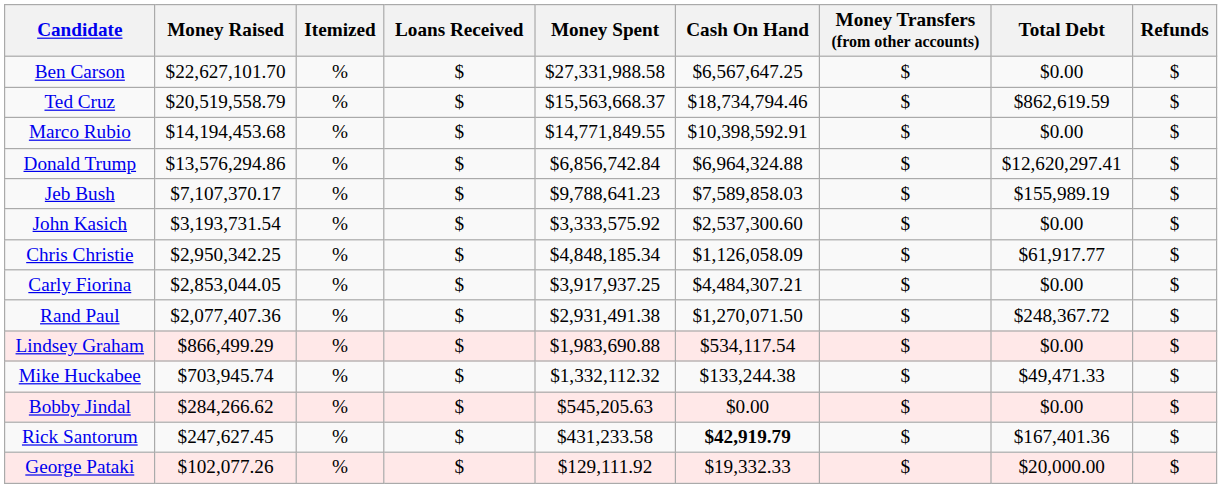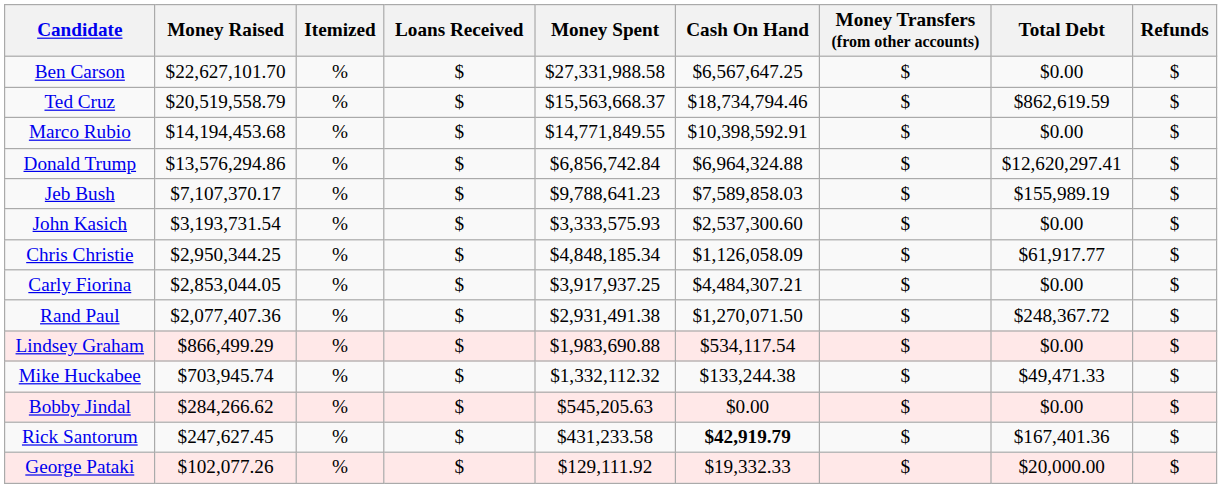(605, 224) $3,333,575.92 -> (605, 224) $3,333,575.93
(226, 254) $2,950,342.25 -> (226, 254) $2,950,344.25
